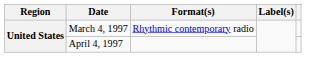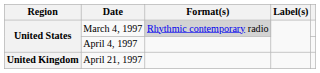(193, 28) no background -> (208, 28) lightgrey background
+ row: (113, 60)
